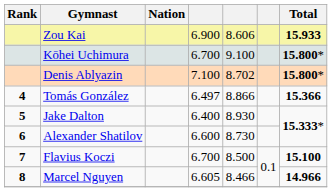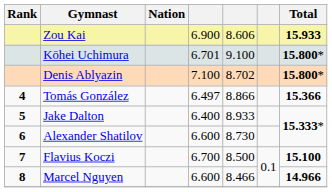(206, 55) 6.700 -> (206, 55) 6.701
(240, 116) 8.930 -> (240, 116) 8.933
(206, 177) 6.605 -> (206, 177) 6.600
